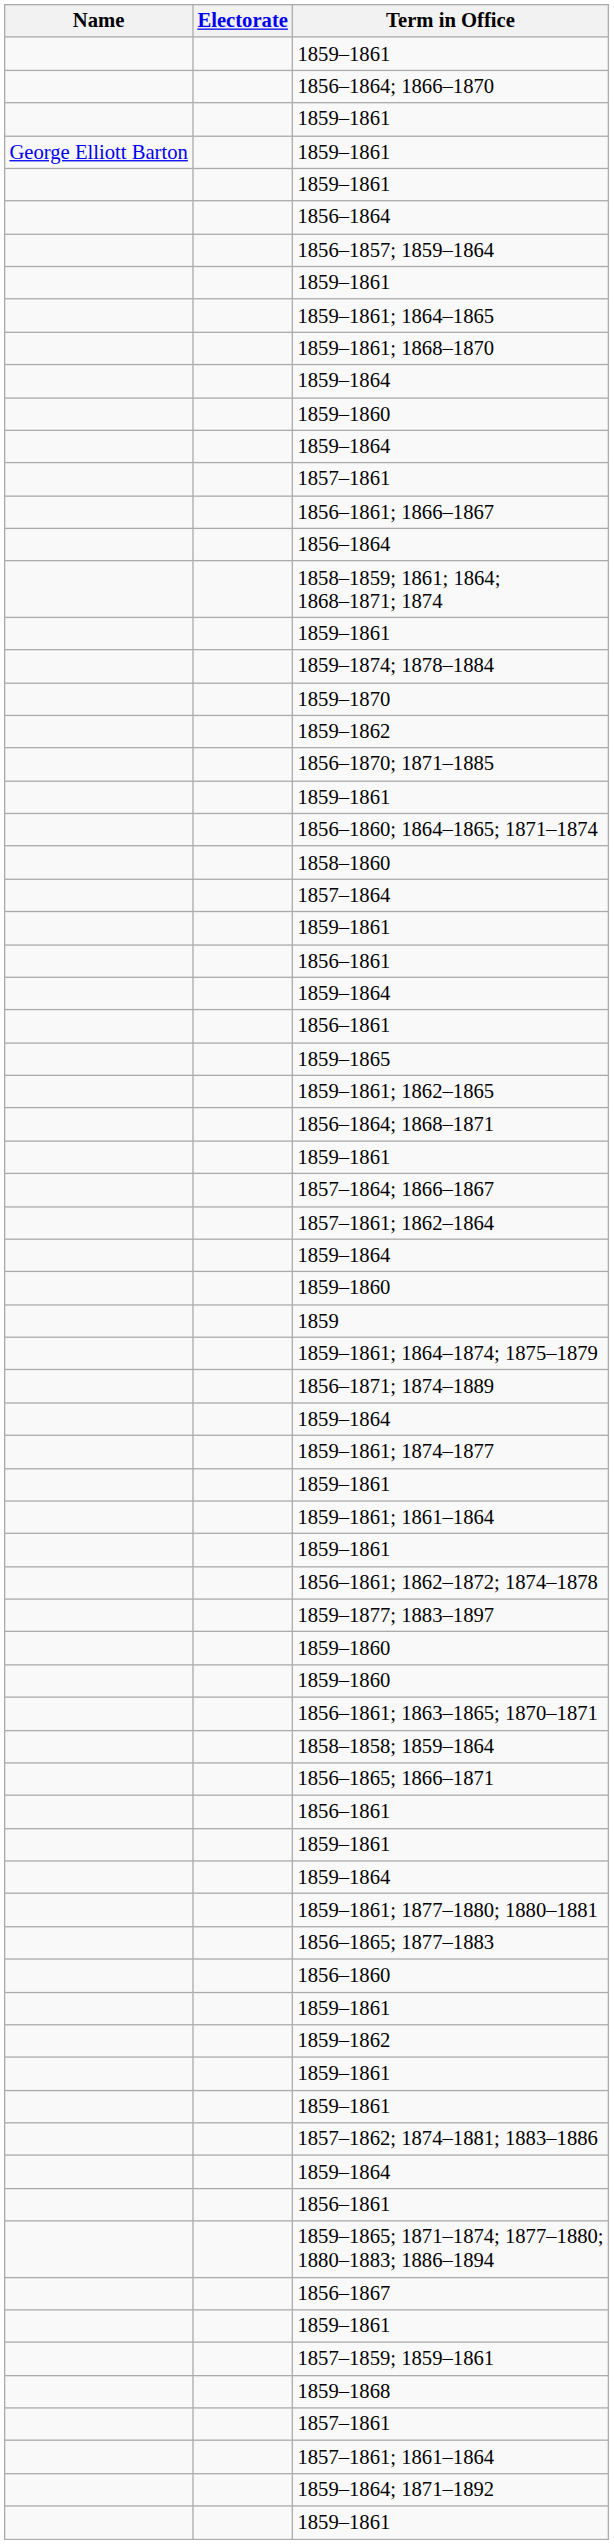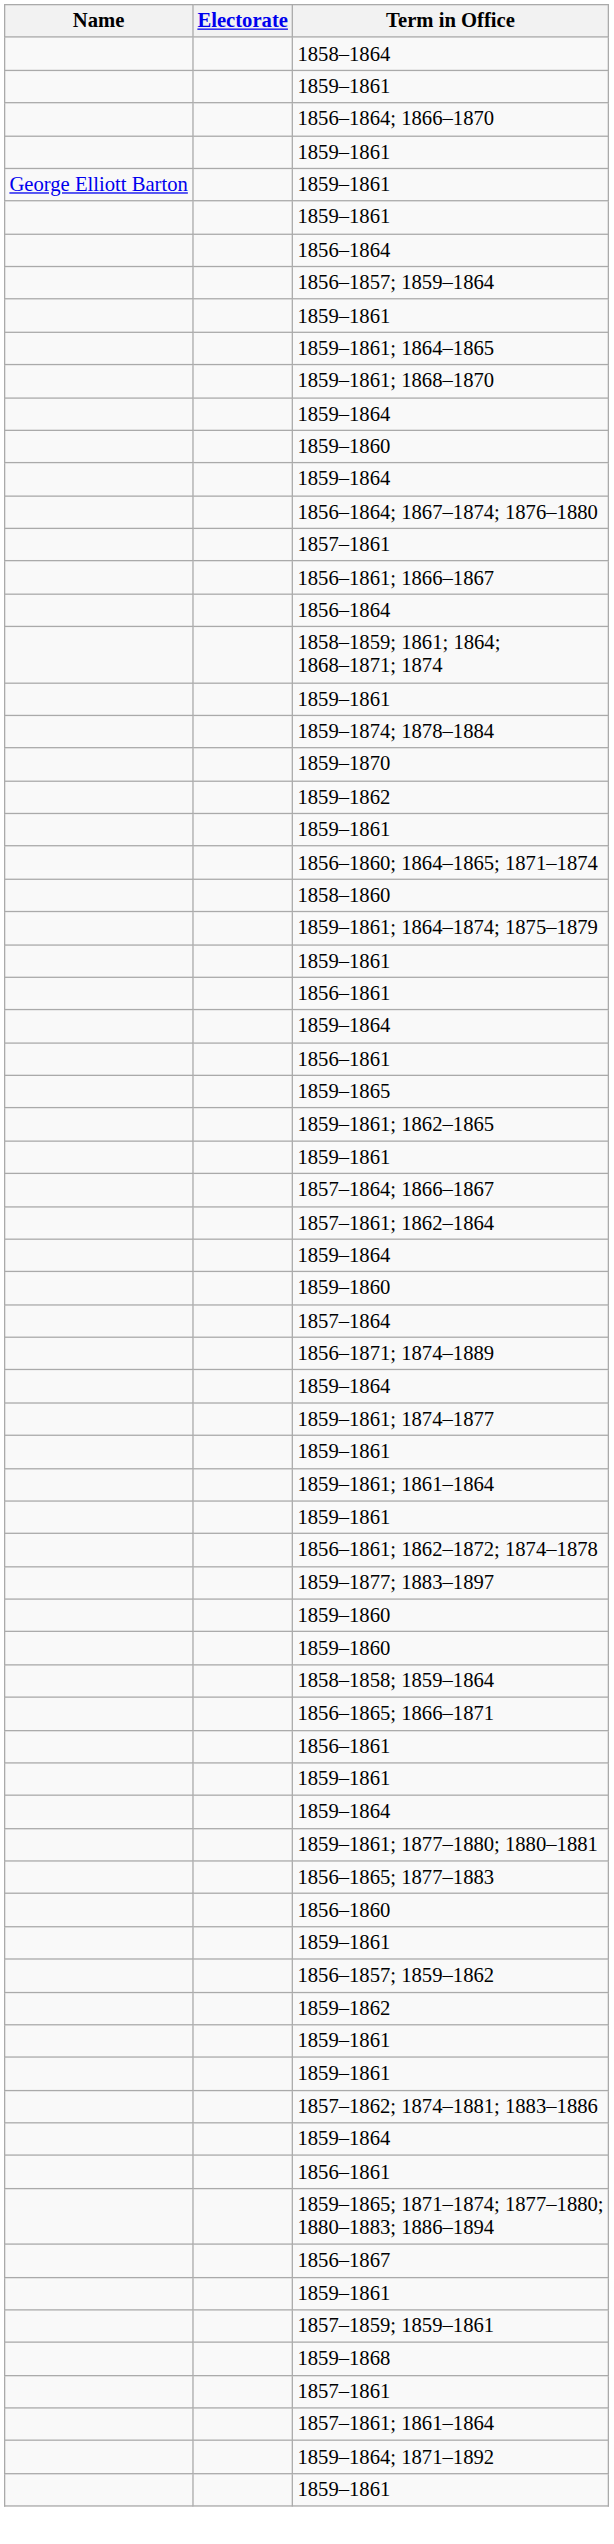+ row: (99, 54)
+ row: (99, 512)
- row: (99, 764)
rows swapped: (99, 895) <-> (99, 1354)
- row: (99, 1124)
- row: (99, 1321)
- row: (99, 1714)
+ row: (99, 1976)
